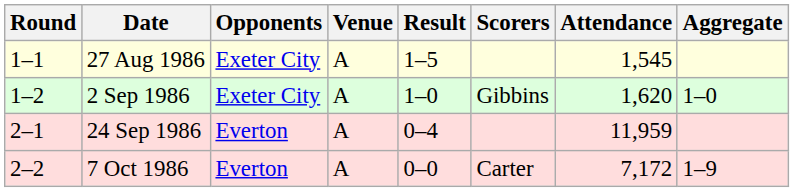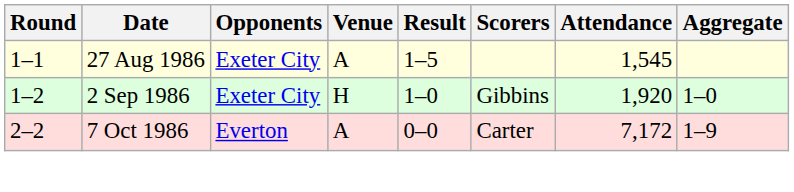(341, 95) A -> (341, 95) H
(646, 95) 1,620 -> (646, 95) 1,920
- row: (144, 131)
